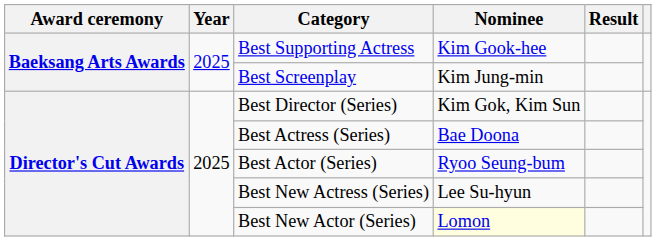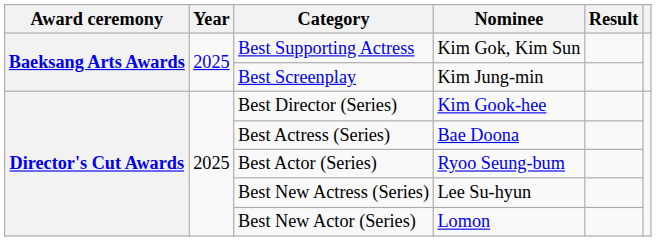(492, 47) Kim Gook-hee -> (509, 47) Kim Gok, Kim Sun
(509, 105) Kim Gok, Kim Sun -> (492, 105) Kim Gook-hee
(464, 221) lightyellow background -> (464, 221) no background
